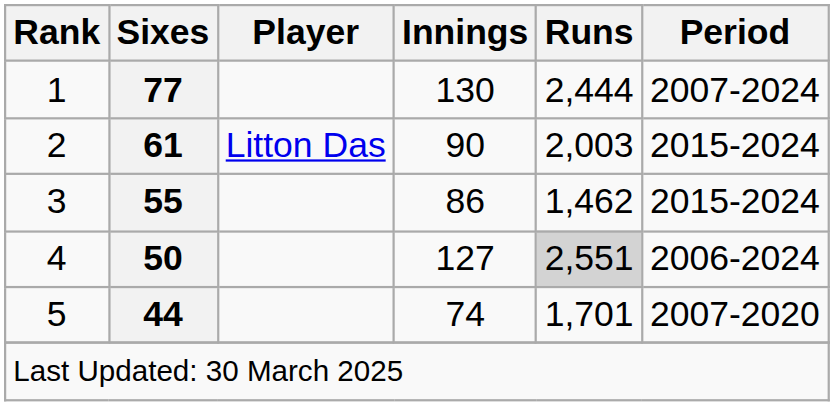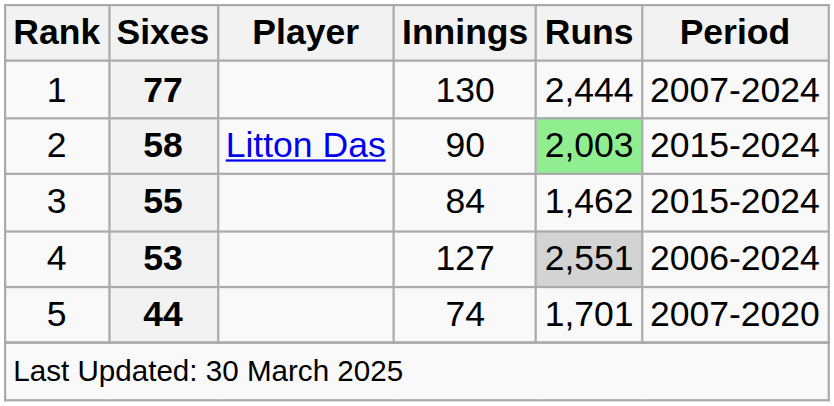(163, 145) 61 -> (163, 145) 58
(589, 145) no background -> (589, 145) lightgreen background
(465, 201) 86 -> (465, 201) 84
(163, 257) 50 -> (163, 257) 53
